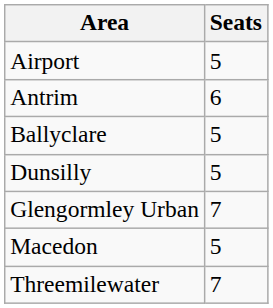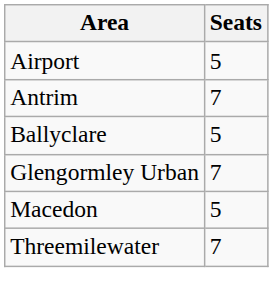(216, 97) 6 -> (216, 97) 7
- row: (51, 172)
